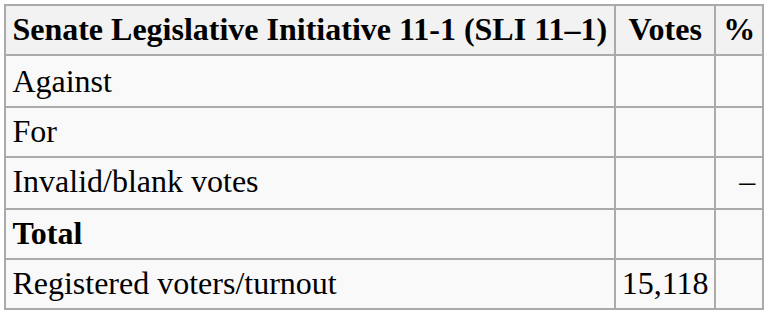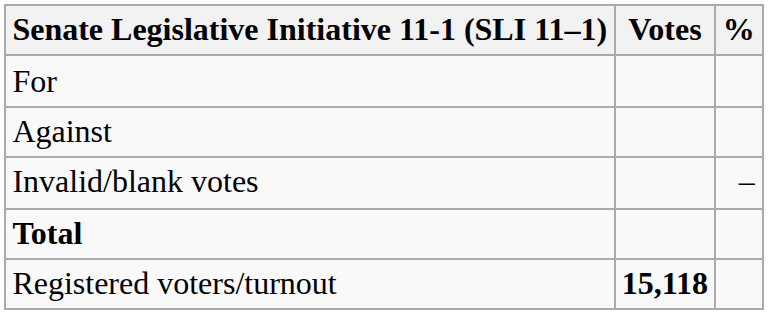rows swapped: (35, 131) <-> (62, 80)
(665, 283) normal -> (665, 283) bold
